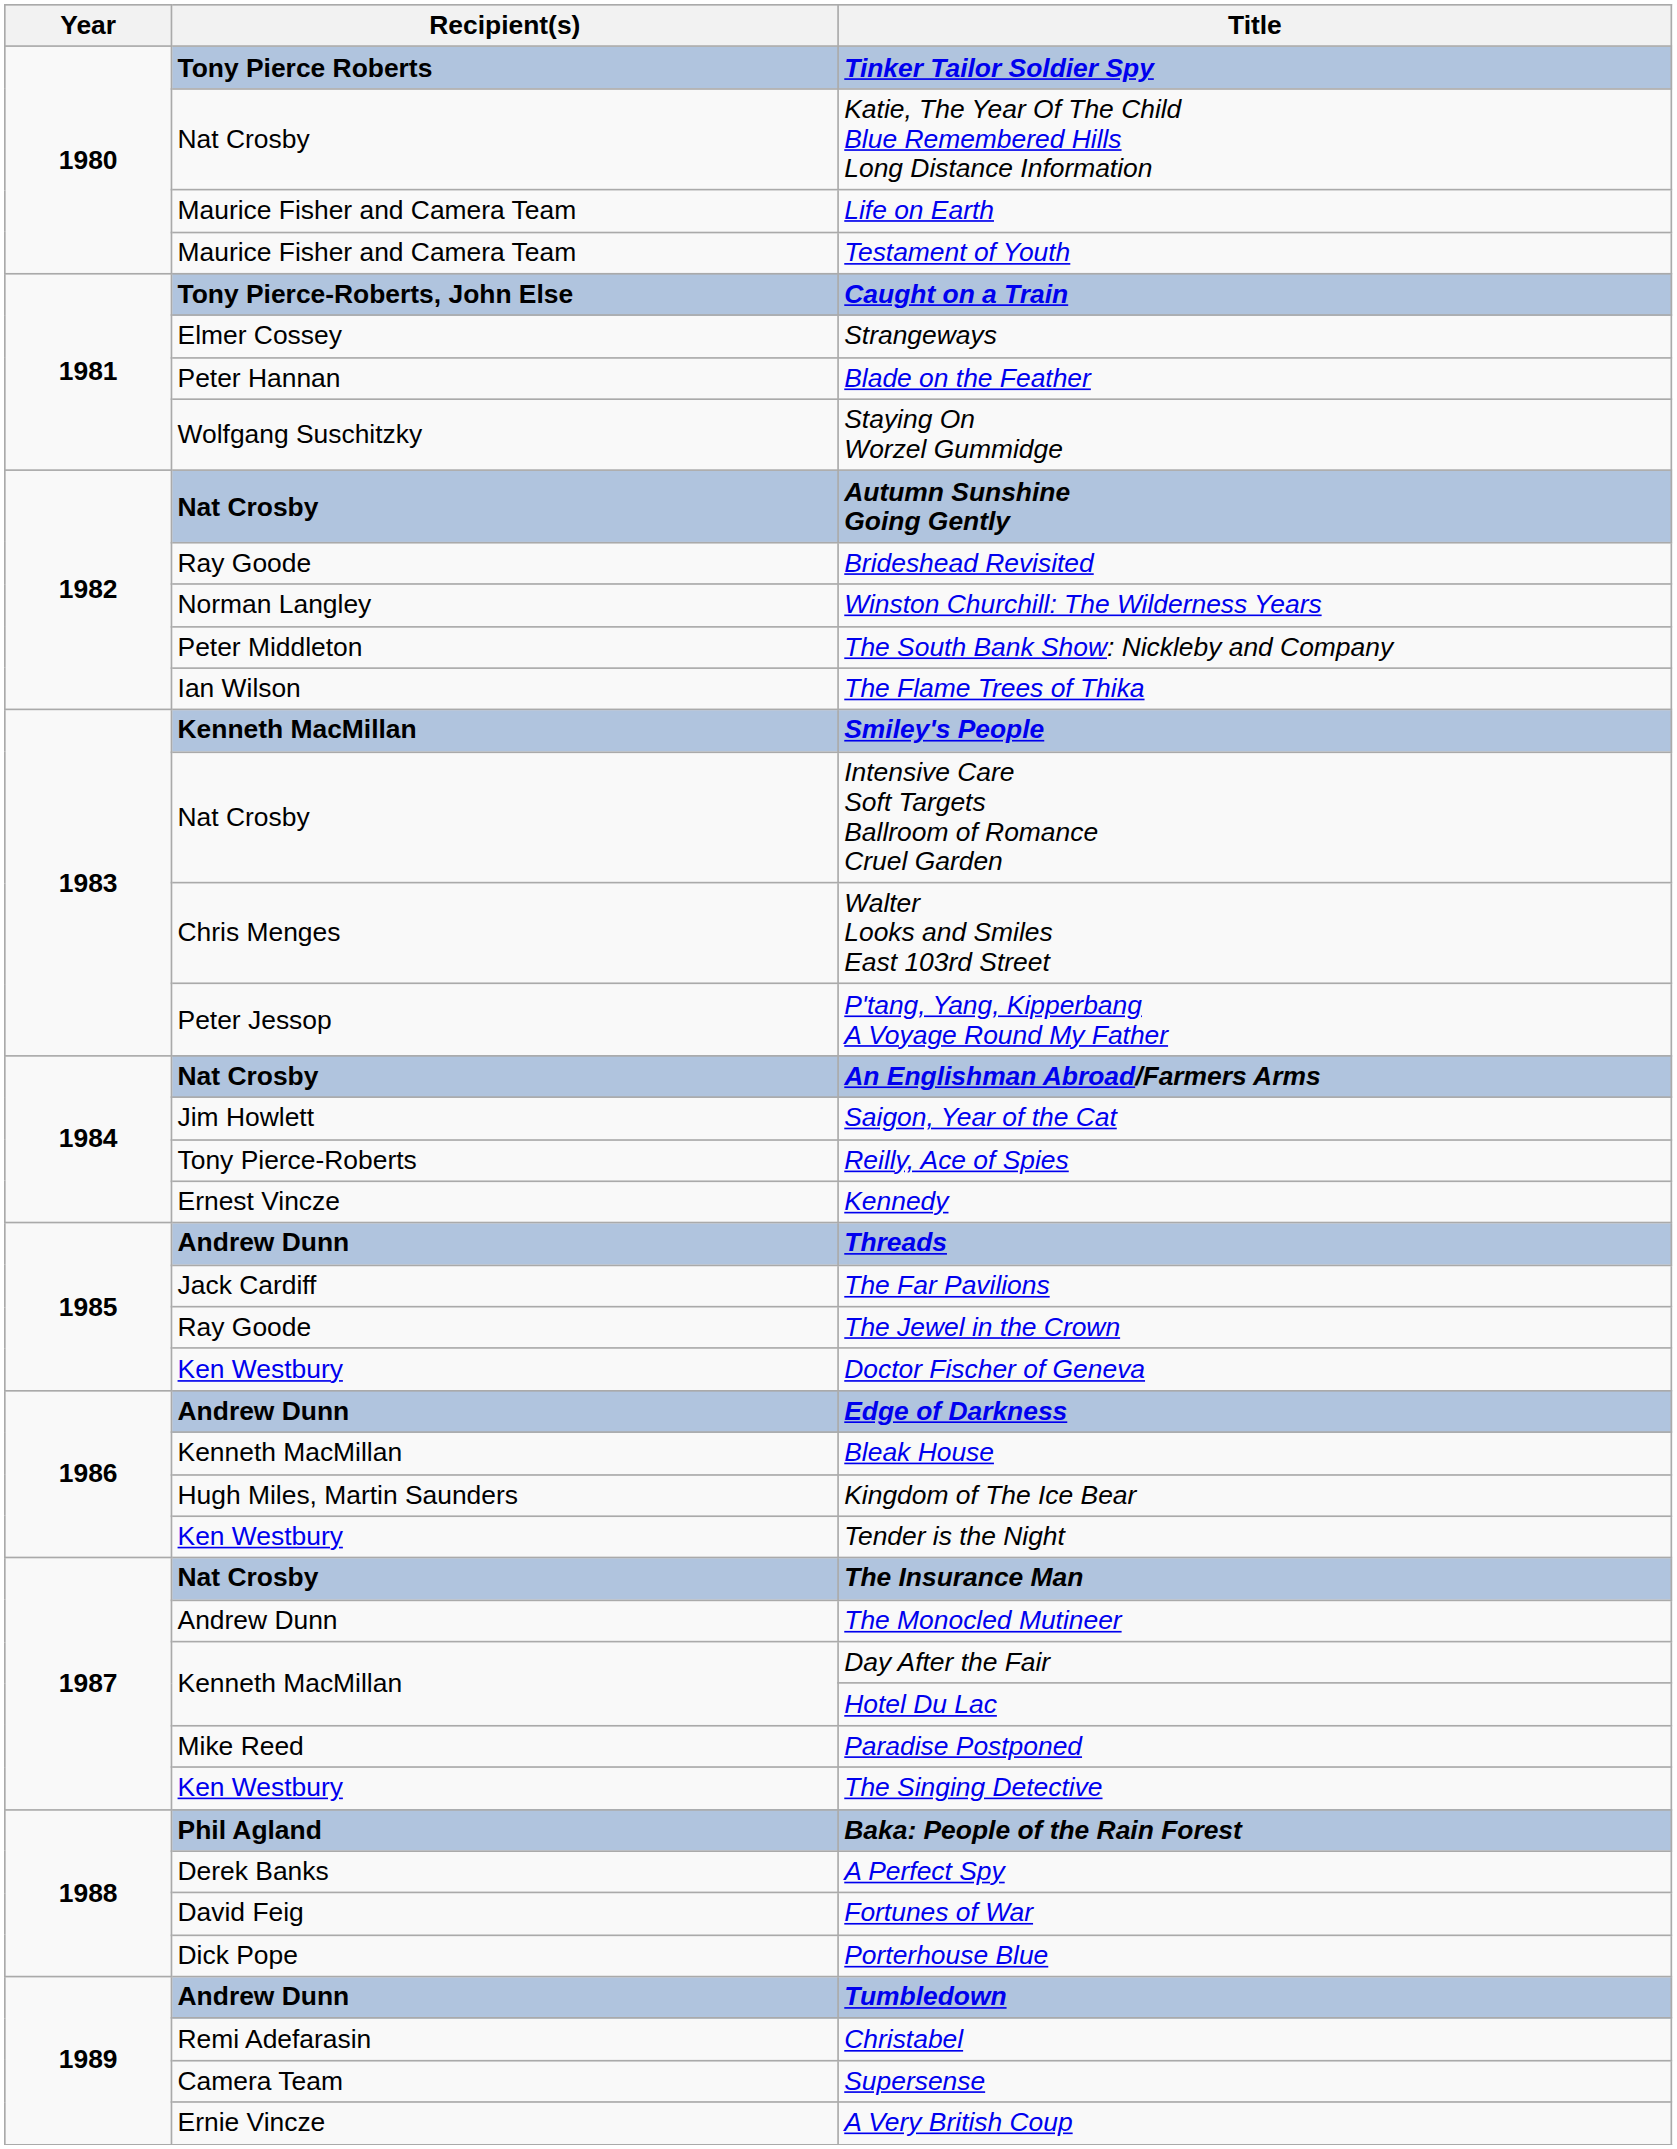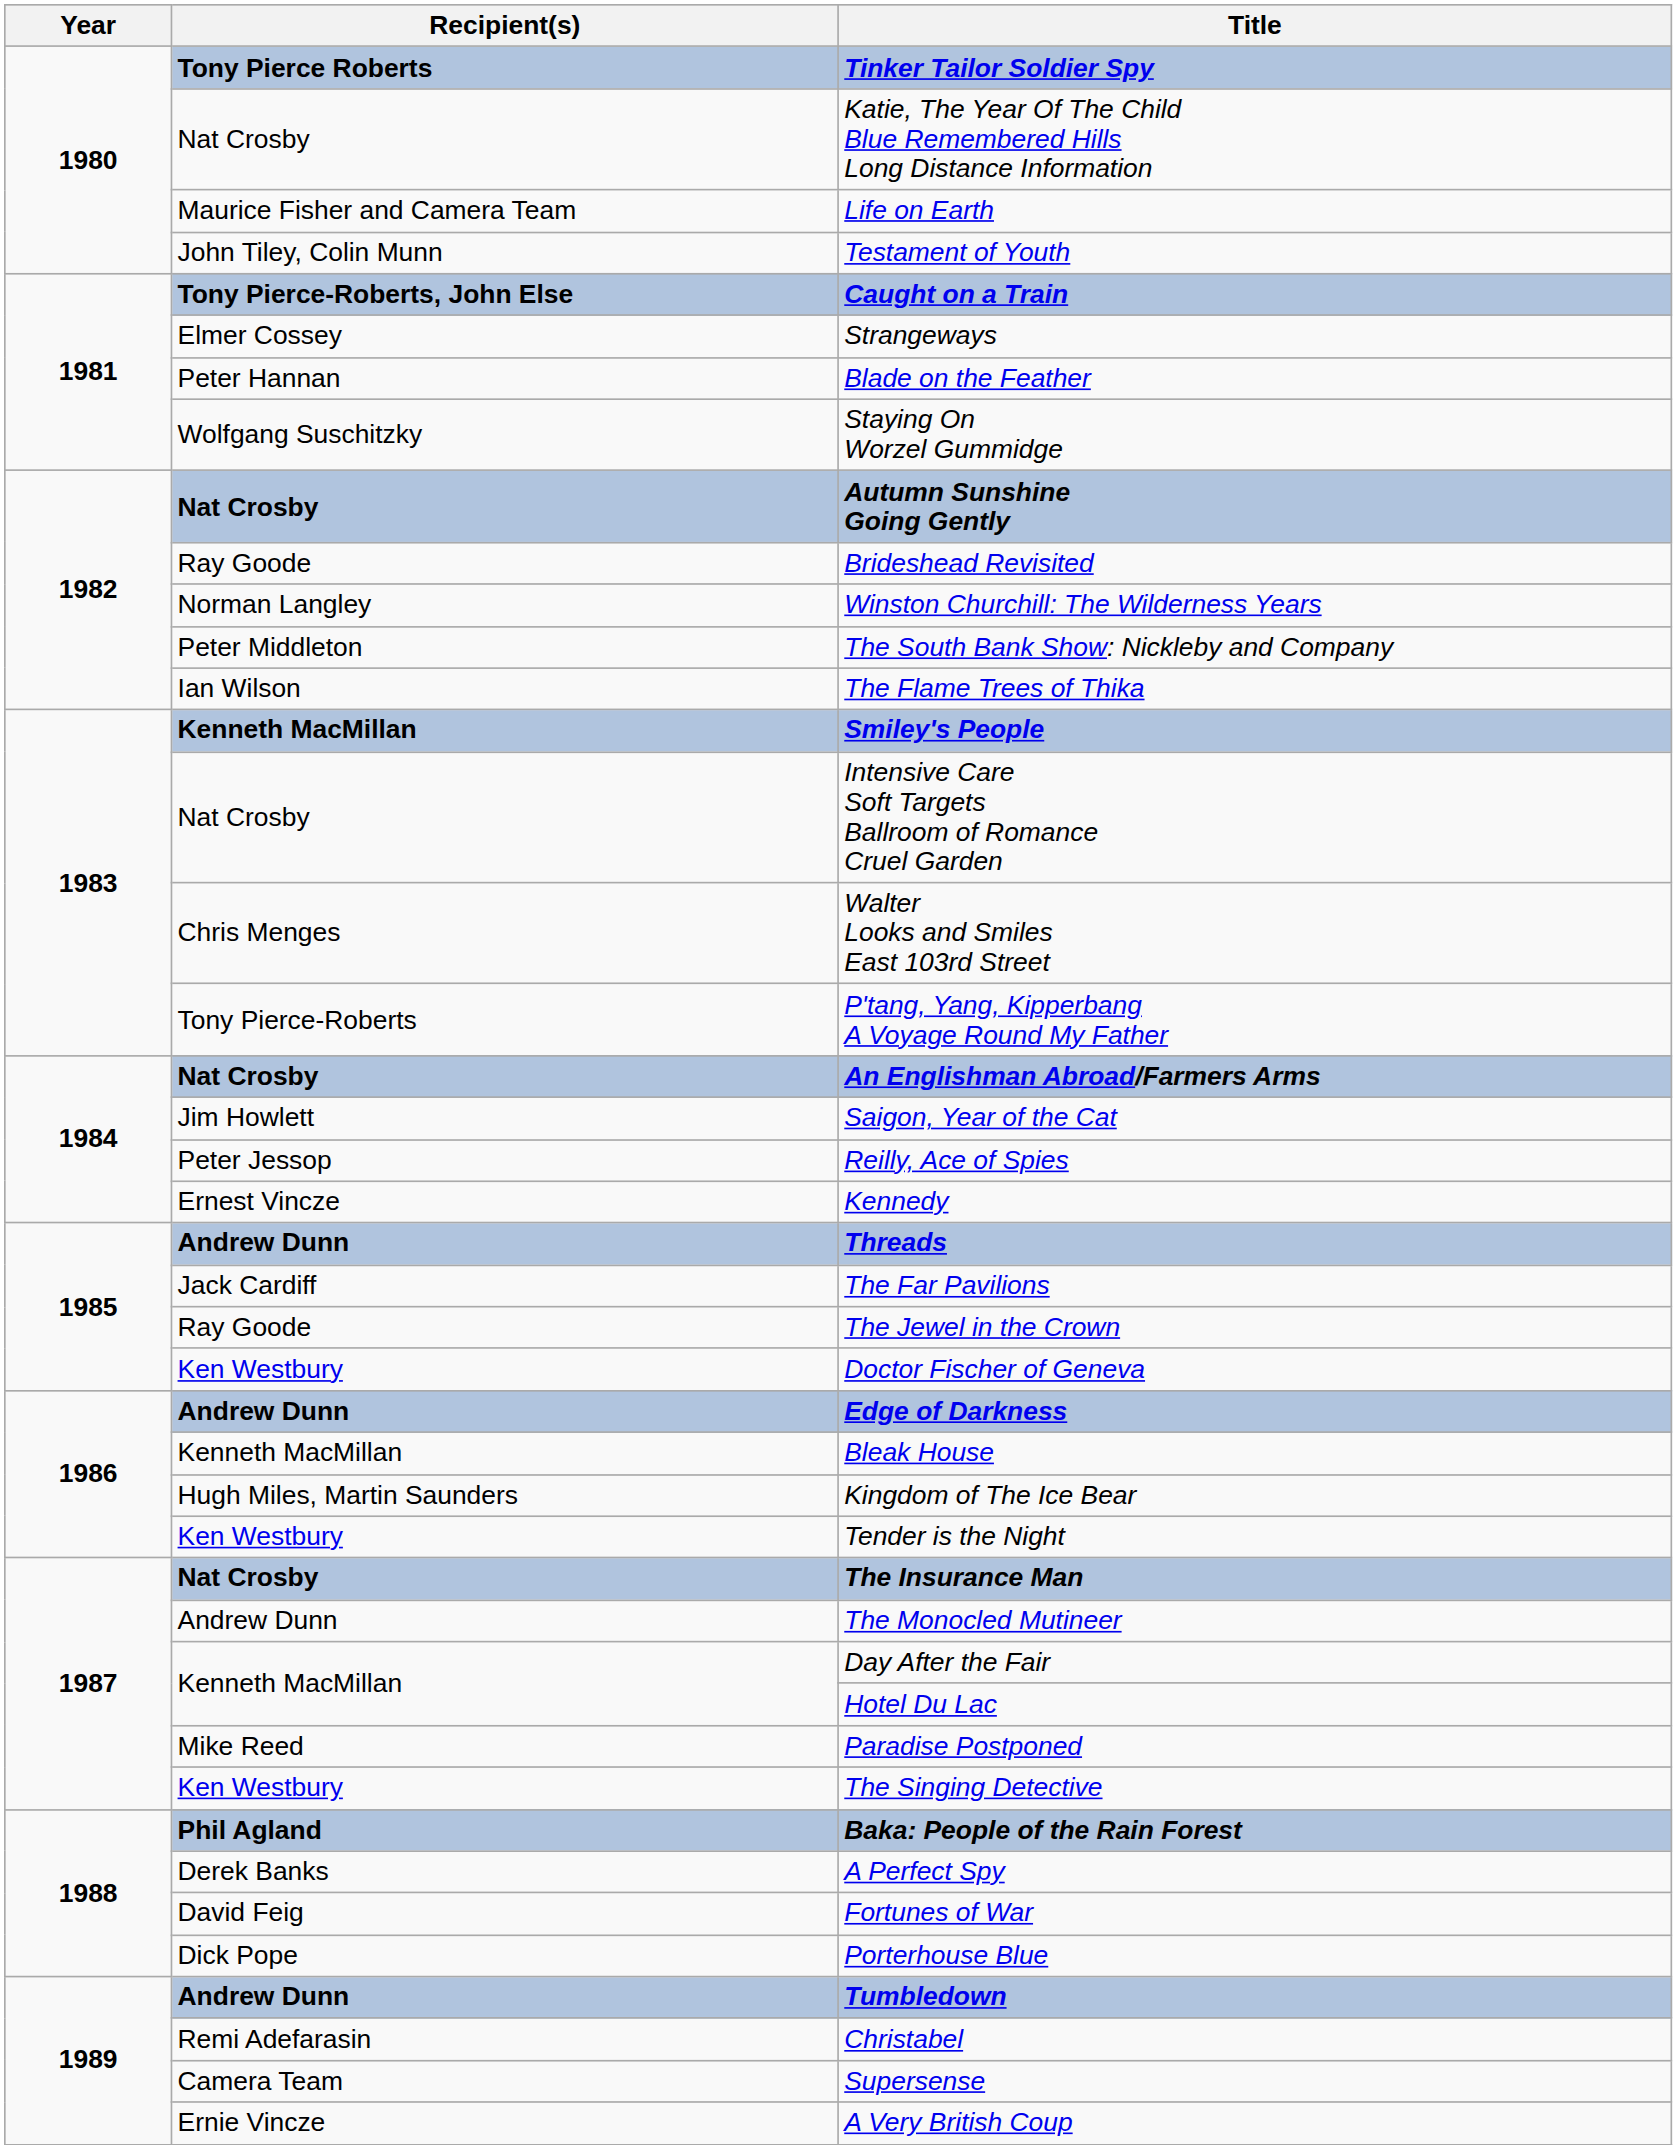(377, 252) Maurice Fisher and Camera Team -> (310, 252) John Tiley, Colin Munn
(255, 1019) Peter Jessop -> (297, 1019) Tony Pierce-Roberts
(297, 1159) Tony Pierce-Roberts -> (255, 1159) Peter Jessop
